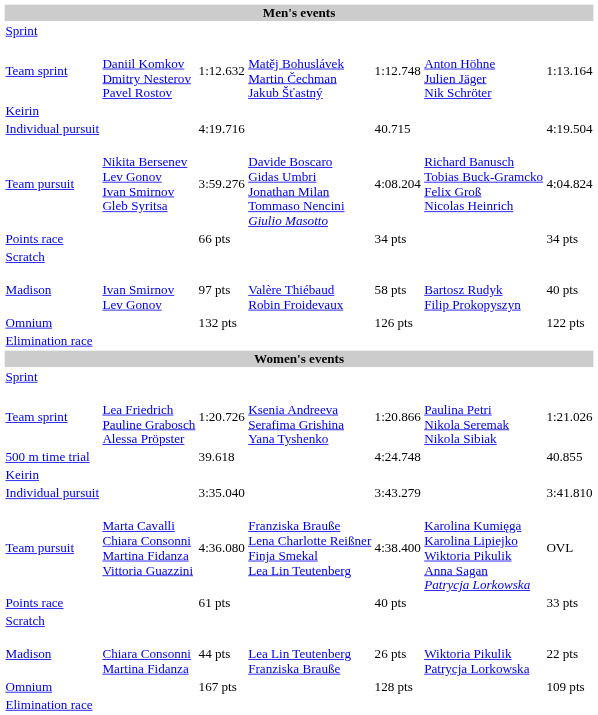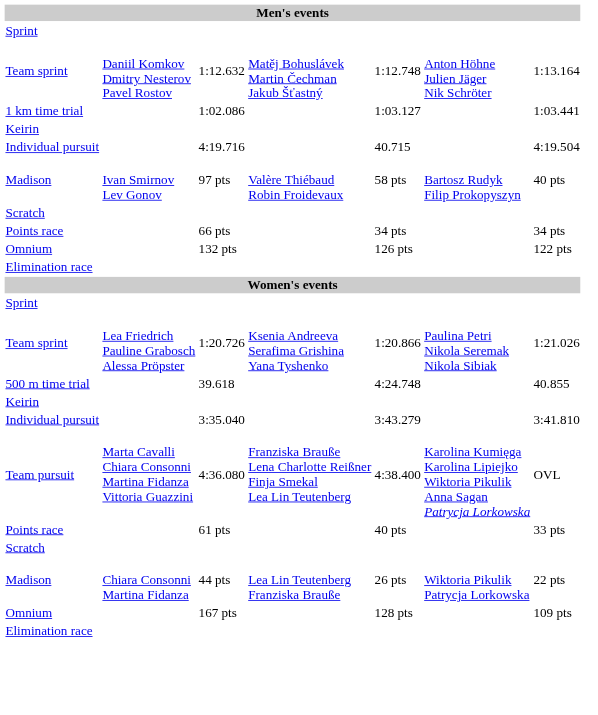+ row: (44, 111)
- row: (40, 184)
rows swapped: (34, 239) <-> (28, 290)
